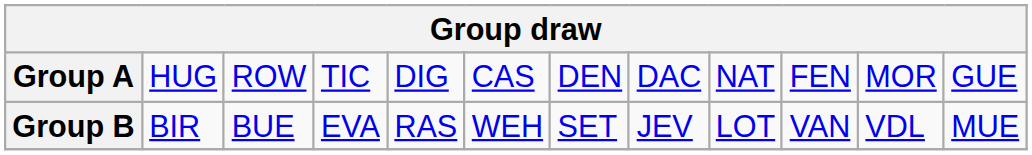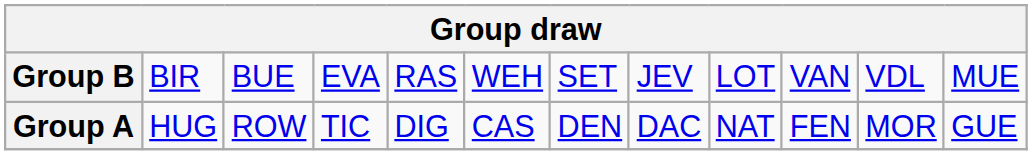rows swapped: (74, 77) <-> (74, 125)
